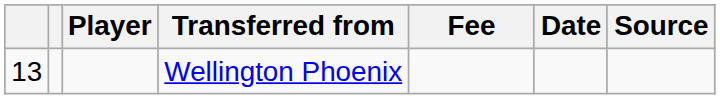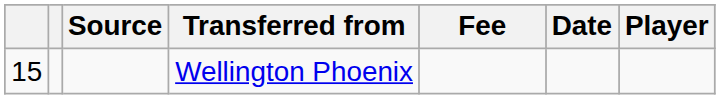columns swapped: (110, 26) <-> (661, 26)
(27, 70) 13 -> (27, 70) 15
